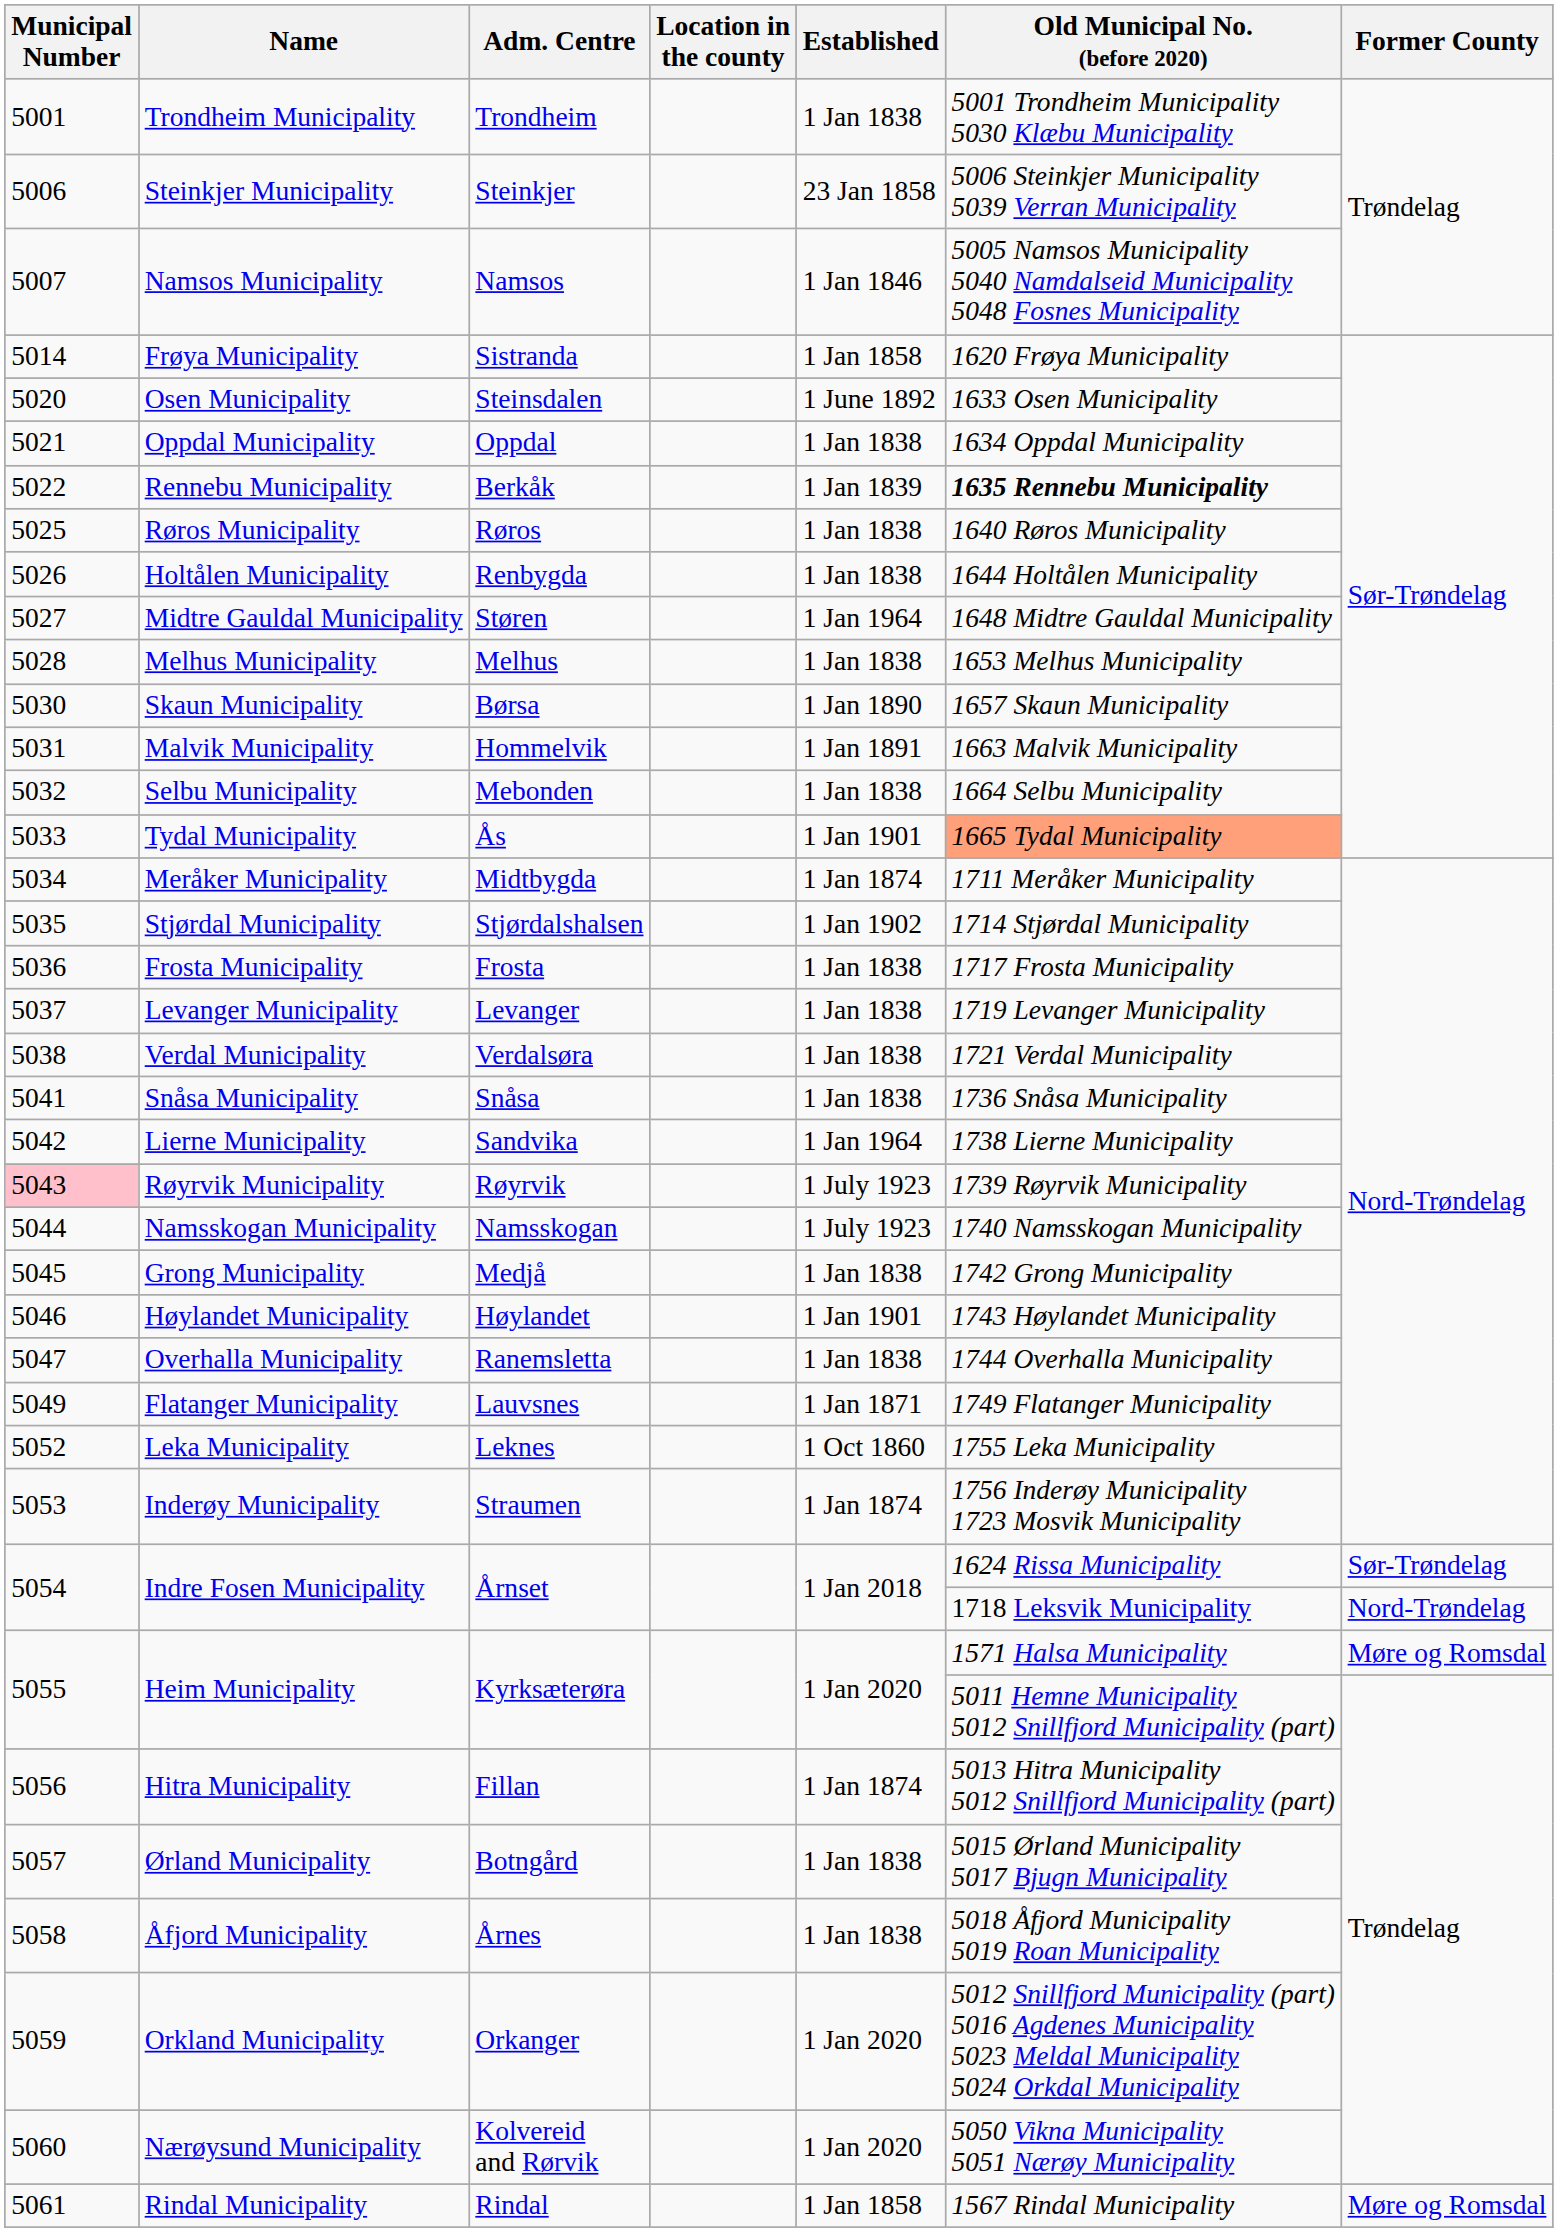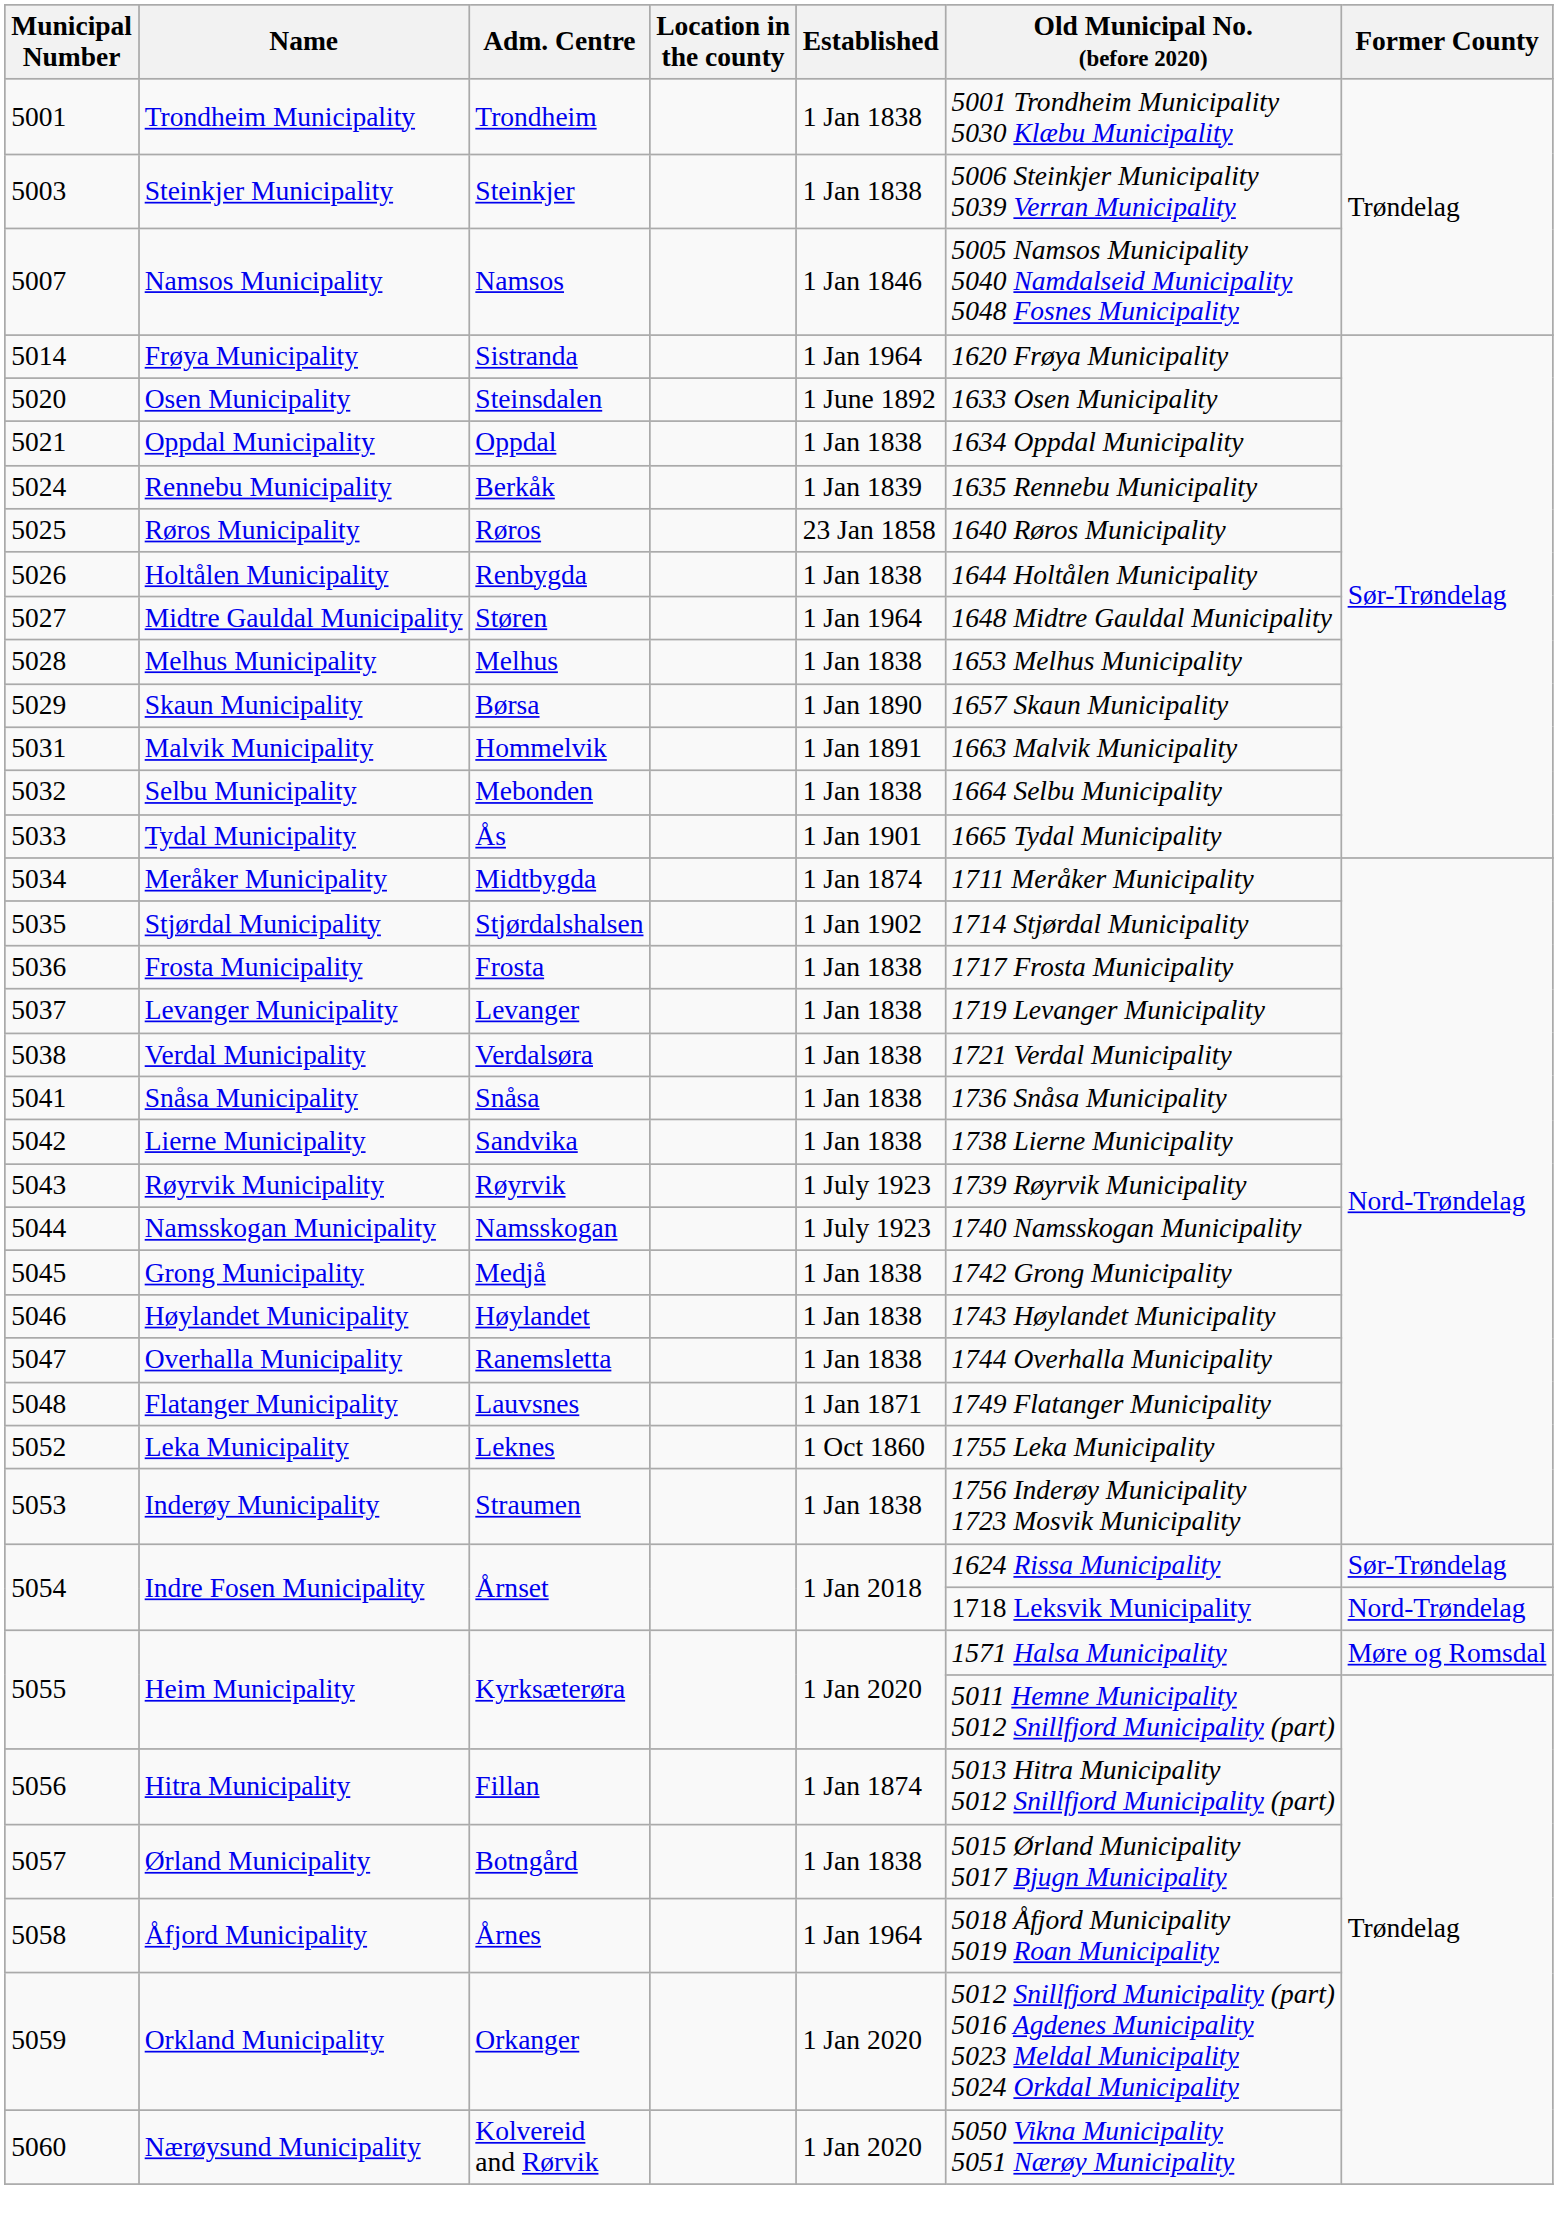(39, 191) 5006 -> (39, 191) 5003
(869, 191) 23 Jan 1858 -> (862, 191) 1 Jan 1838
(862, 355) 1 Jan 1858 -> (862, 355) 1 Jan 1964
(39, 486) 5022 -> (39, 486) 5024
(1110, 486) bold -> (1104, 486) normal
(862, 530) 1 Jan 1838 -> (869, 530) 23 Jan 1858
(39, 704) 5030 -> (39, 704) 5029
(1087, 835) lightsalmon background -> (1087, 835) no background
(862, 1141) 1 Jan 1964 -> (862, 1141) 1 Jan 1838
(39, 1184) pink background -> (39, 1184) no background
(862, 1315) 1 Jan 1901 -> (862, 1315) 1 Jan 1838
(39, 1403) 5049 -> (39, 1403) 5048
(862, 1505) 1 Jan 1874 -> (862, 1505) 1 Jan 1838
(862, 1935) 1 Jan 1838 -> (862, 1935) 1 Jan 1964
- row: (256, 2205)
